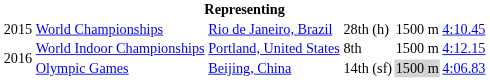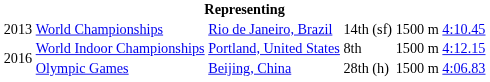(18, 29) 2015 -> (18, 29) 2013
(366, 29) 28th (h) -> (368, 29) 14th (sf)
(368, 68) 14th (sf) -> (366, 68) 28th (h)
(417, 68) lightgrey background -> (417, 68) no background
